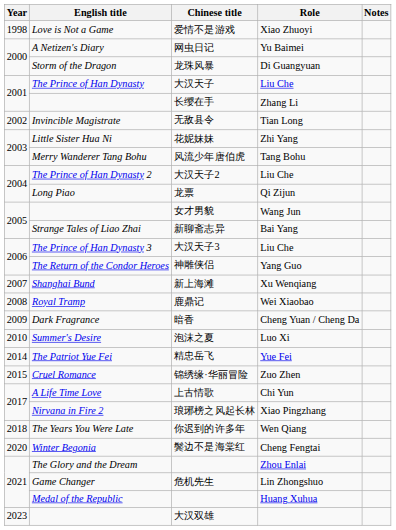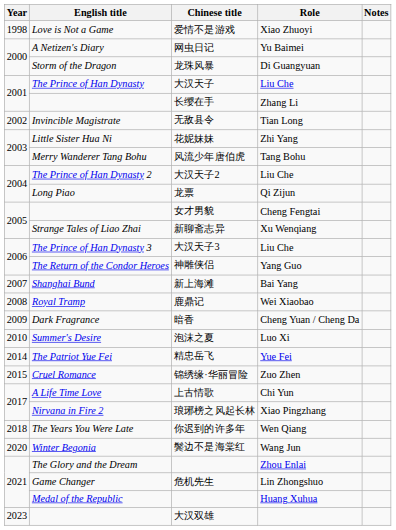(280, 211) Wang Jun -> (290, 211) Cheng Fengtai
(279, 229) Bai Yang -> (288, 229) Xu Wenqiang
(288, 284) Xu Wenqiang -> (279, 284) Bai Yang
(290, 447) Cheng Fengtai -> (280, 447) Wang Jun
